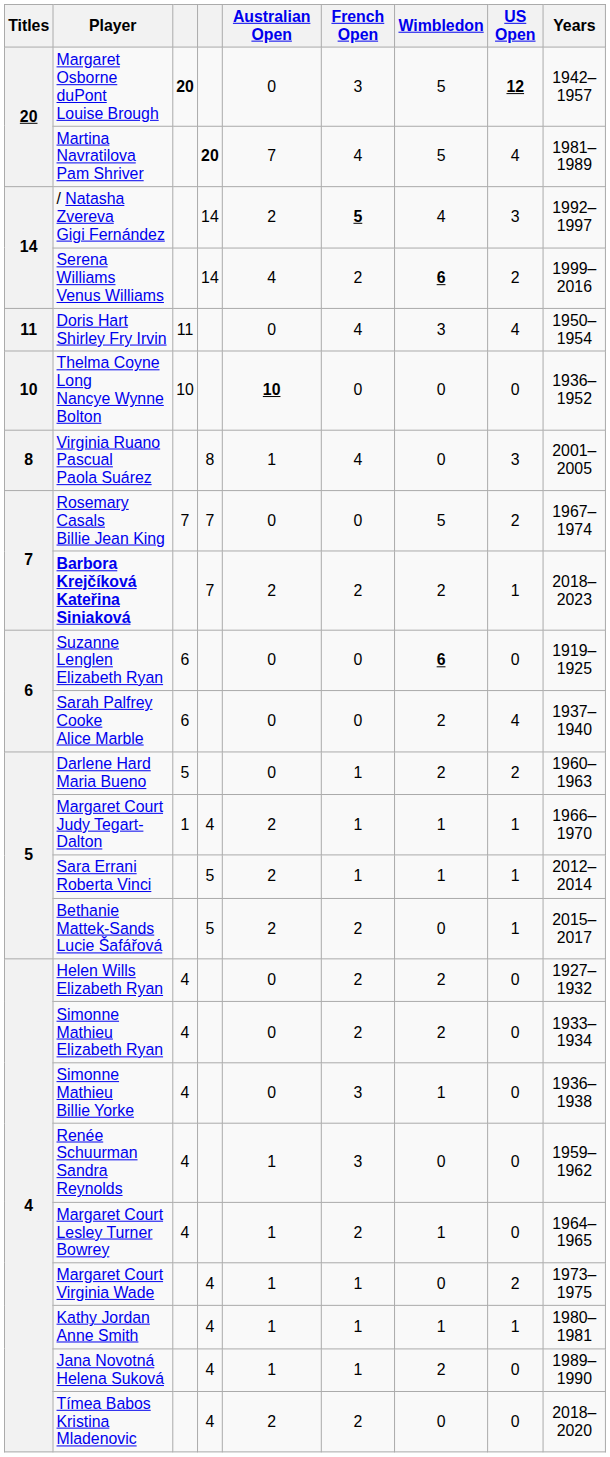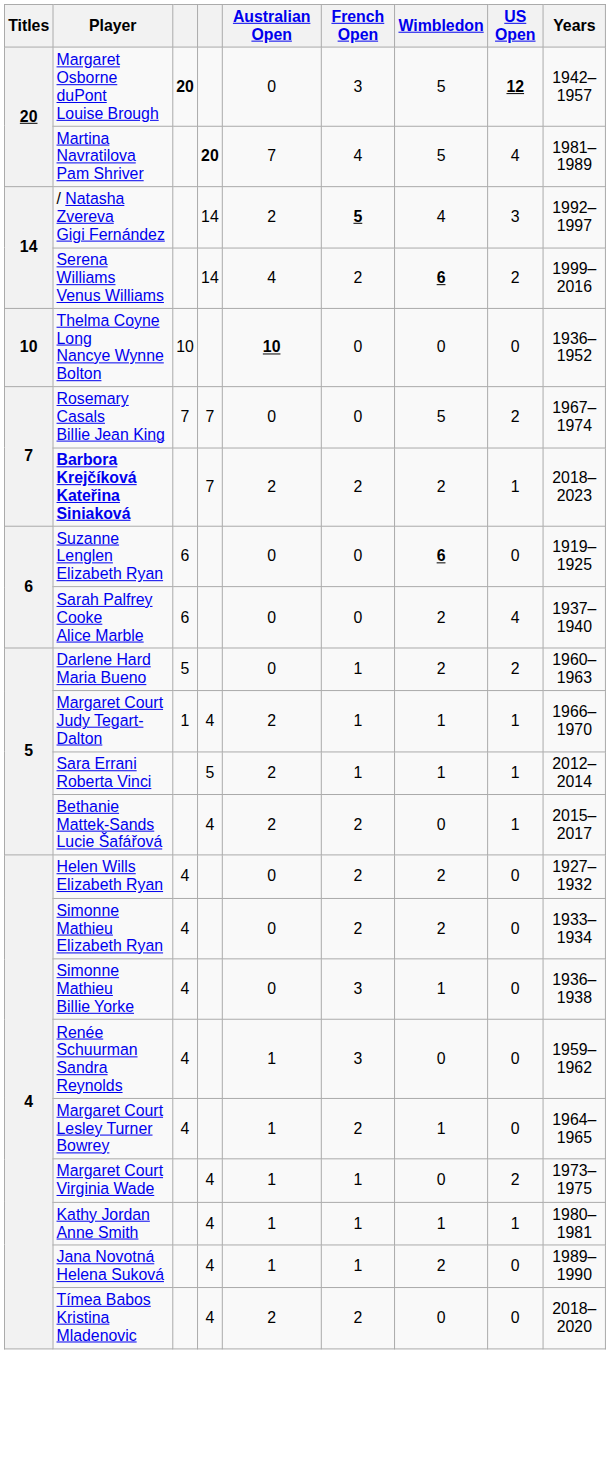- row: (112, 329)
- row: (108, 460)
(210, 928) 5 -> (210, 824) 4
